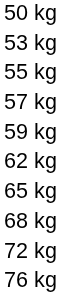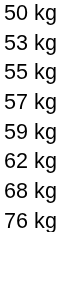- row: (30, 191)
- row: (30, 250)
